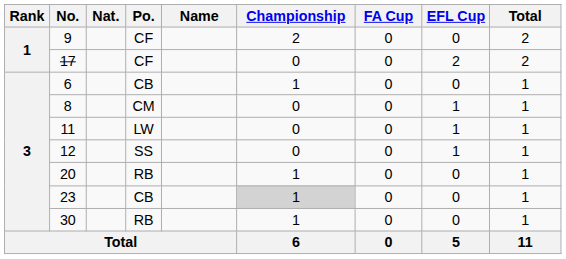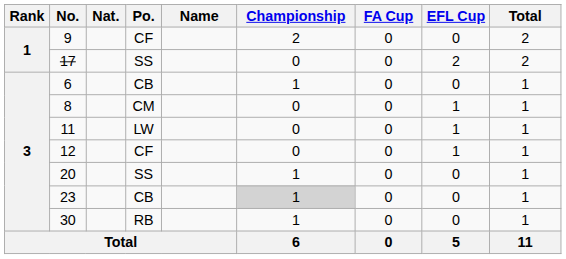(144, 61) CF -> (144, 61) SS
(144, 152) SS -> (144, 152) CF
(144, 174) RB -> (144, 174) SS
